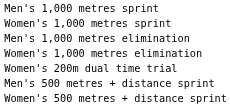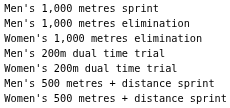- row: (88, 23)
+ row: (85, 53)
